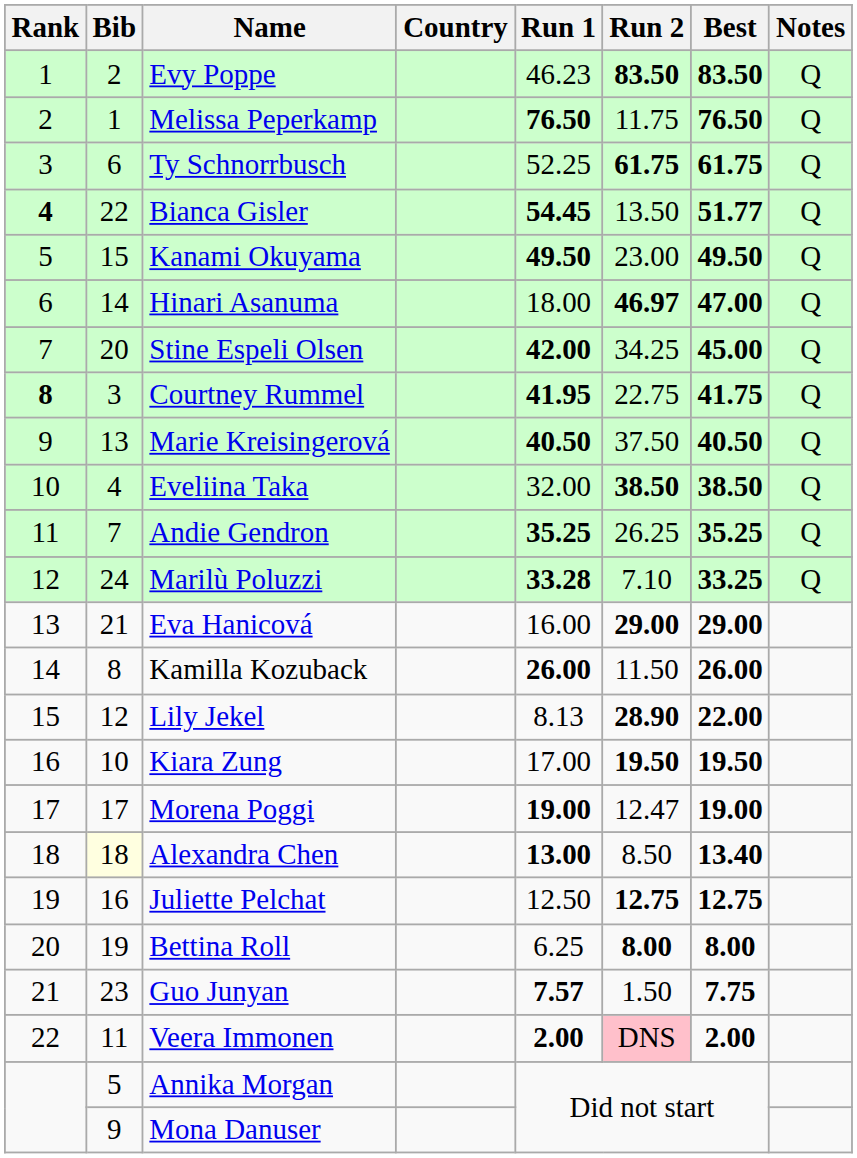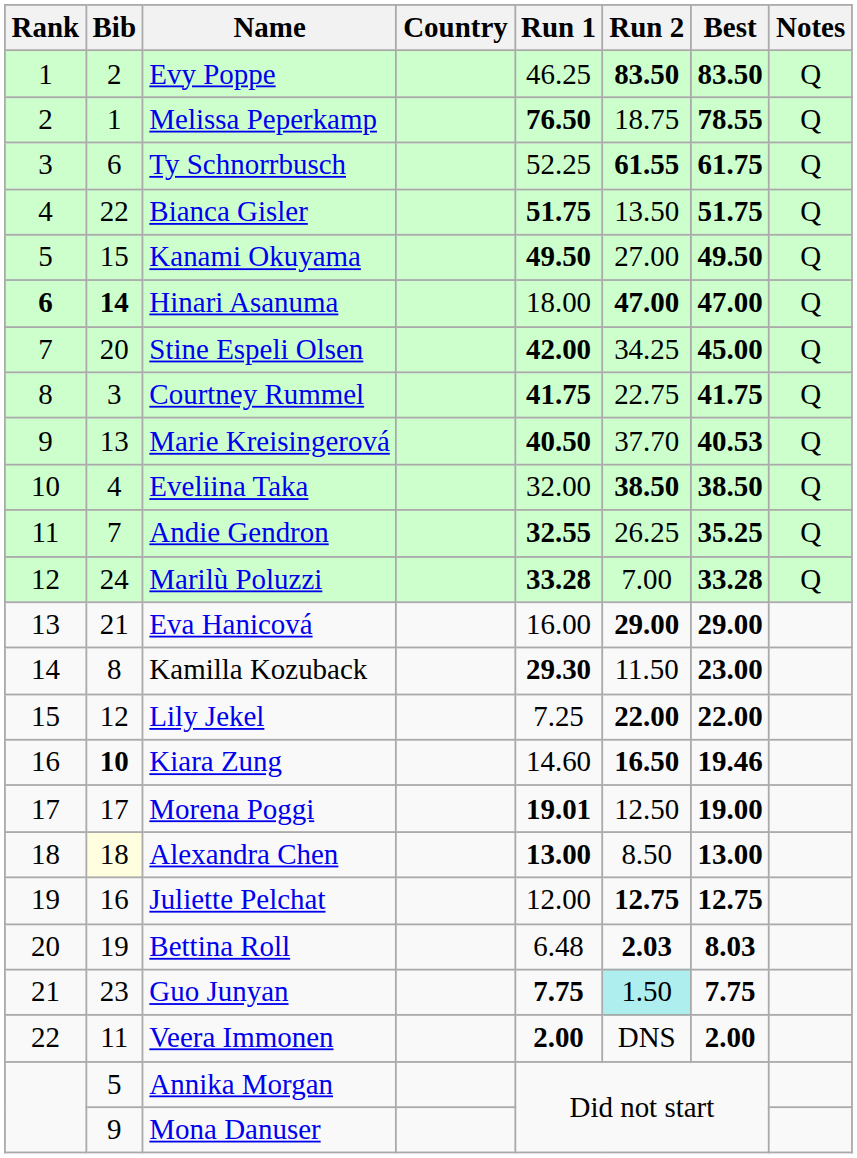(559, 73) 46.23 -> (559, 73) 46.25
(647, 119) 11.75 -> (647, 119) 18.75
(730, 119) 76.50 -> (730, 119) 78.55
(647, 165) 61.75 -> (647, 165) 61.55
(45, 211) bold -> (45, 211) normal
(559, 211) 54.45 -> (559, 211) 51.75
(730, 211) 51.77 -> (730, 211) 51.75
(647, 257) 23.00 -> (647, 257) 27.00
(45, 303) normal -> (45, 303) bold
(114, 303) normal -> (114, 303) bold
(647, 303) 46.97 -> (647, 303) 47.00
(45, 394) bold -> (45, 394) normal
(559, 394) 41.95 -> (559, 394) 41.75
(647, 440) 37.50 -> (647, 440) 37.70
(730, 440) 40.50 -> (730, 440) 40.53
(559, 532) 35.25 -> (559, 532) 32.55
(647, 578) 7.10 -> (647, 578) 7.00
(730, 578) 33.25 -> (730, 578) 33.28
(559, 670) 26.00 -> (559, 670) 29.30
(730, 670) 26.00 -> (730, 670) 23.00
(559, 716) 8.13 -> (559, 716) 7.25
(647, 716) 28.90 -> (647, 716) 22.00
(114, 762) normal -> (114, 762) bold
(559, 762) 17.00 -> (559, 762) 14.60
(647, 762) 19.50 -> (647, 762) 16.50
(730, 762) 19.50 -> (730, 762) 19.46
(559, 808) 19.00 -> (559, 808) 19.01
(647, 808) 12.47 -> (647, 808) 12.50
(730, 854) 13.40 -> (730, 854) 13.00
(559, 900) 12.50 -> (559, 900) 12.00
(559, 946) 6.25 -> (559, 946) 6.48
(647, 946) 8.00 -> (647, 946) 2.03
(730, 946) 8.00 -> (730, 946) 8.03
(559, 991) 7.57 -> (559, 991) 7.75
(647, 991) no background -> (647, 991) paleturquoise background
(647, 1037) pink background -> (647, 1037) no background
